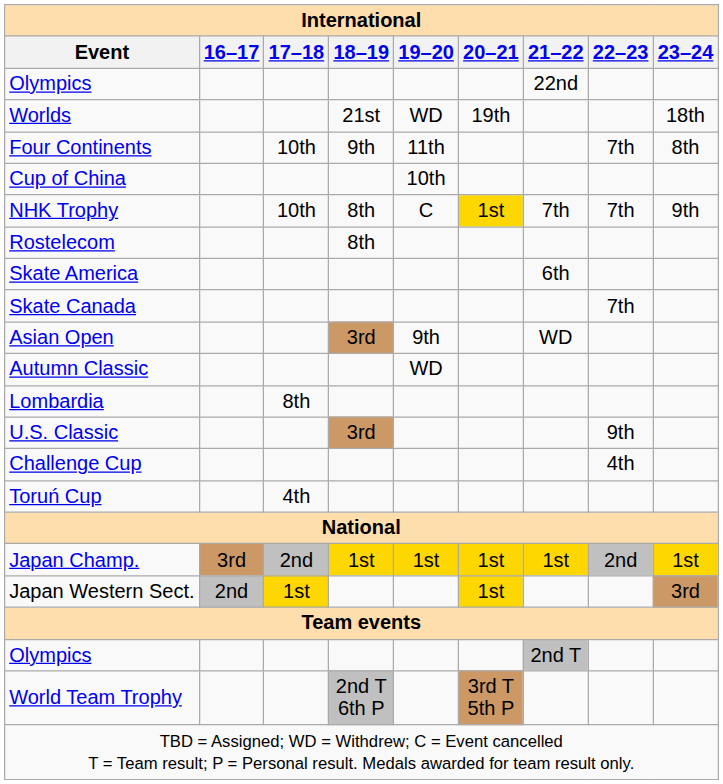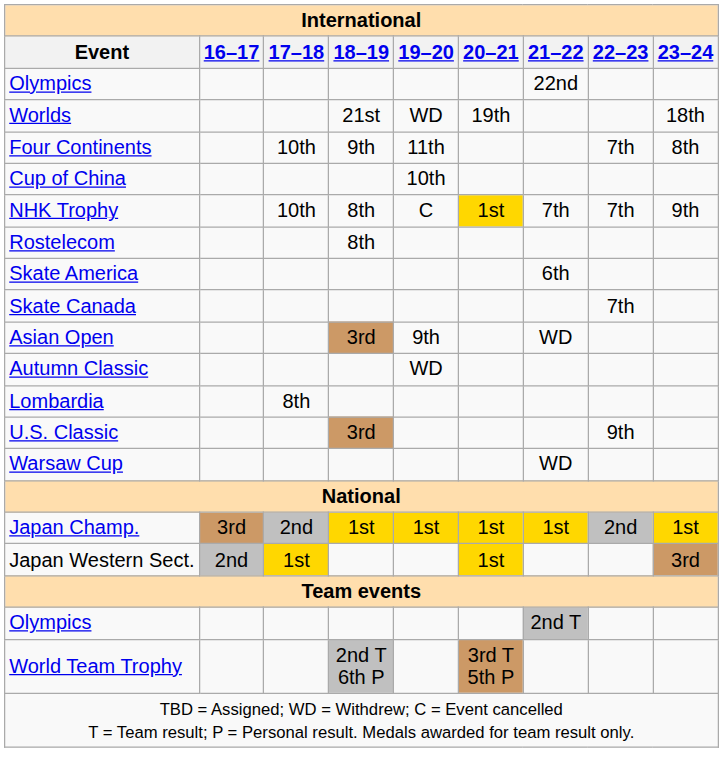+ row: (66, 464)
- row: (75, 464)
- row: (55, 496)
